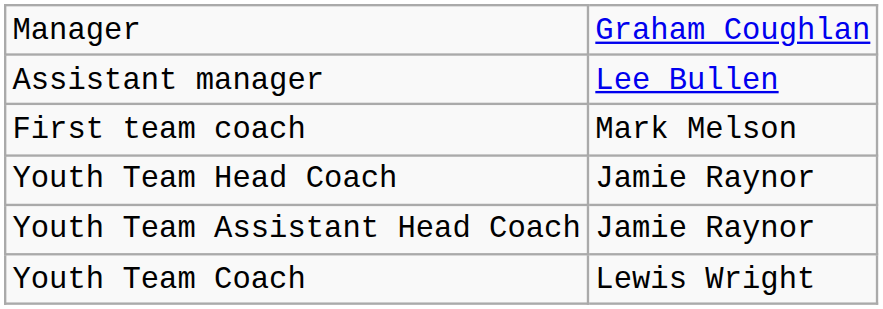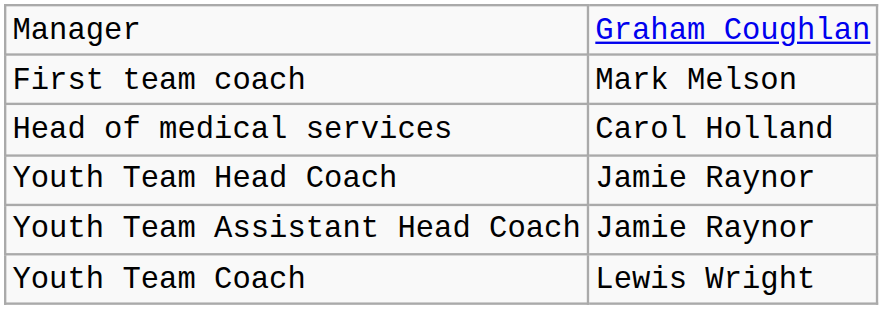- row: (168, 80)
+ row: (232, 130)
